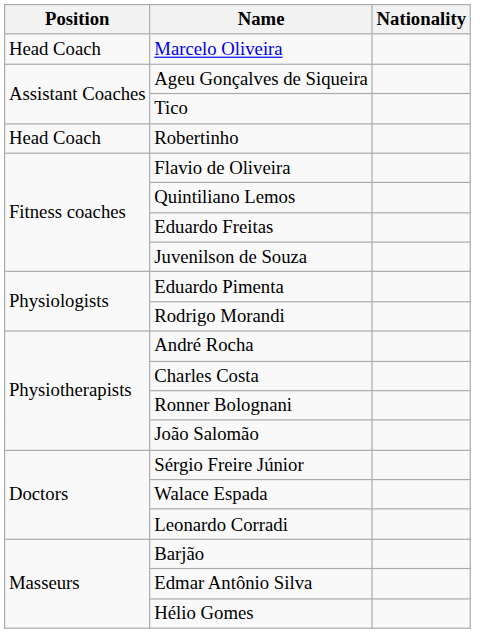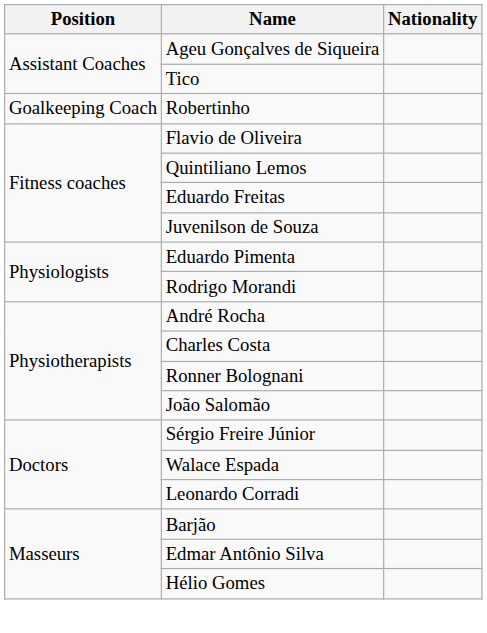- row: (218, 49)
(55, 138) Head Coach -> (83, 108) Goalkeeping Coach
